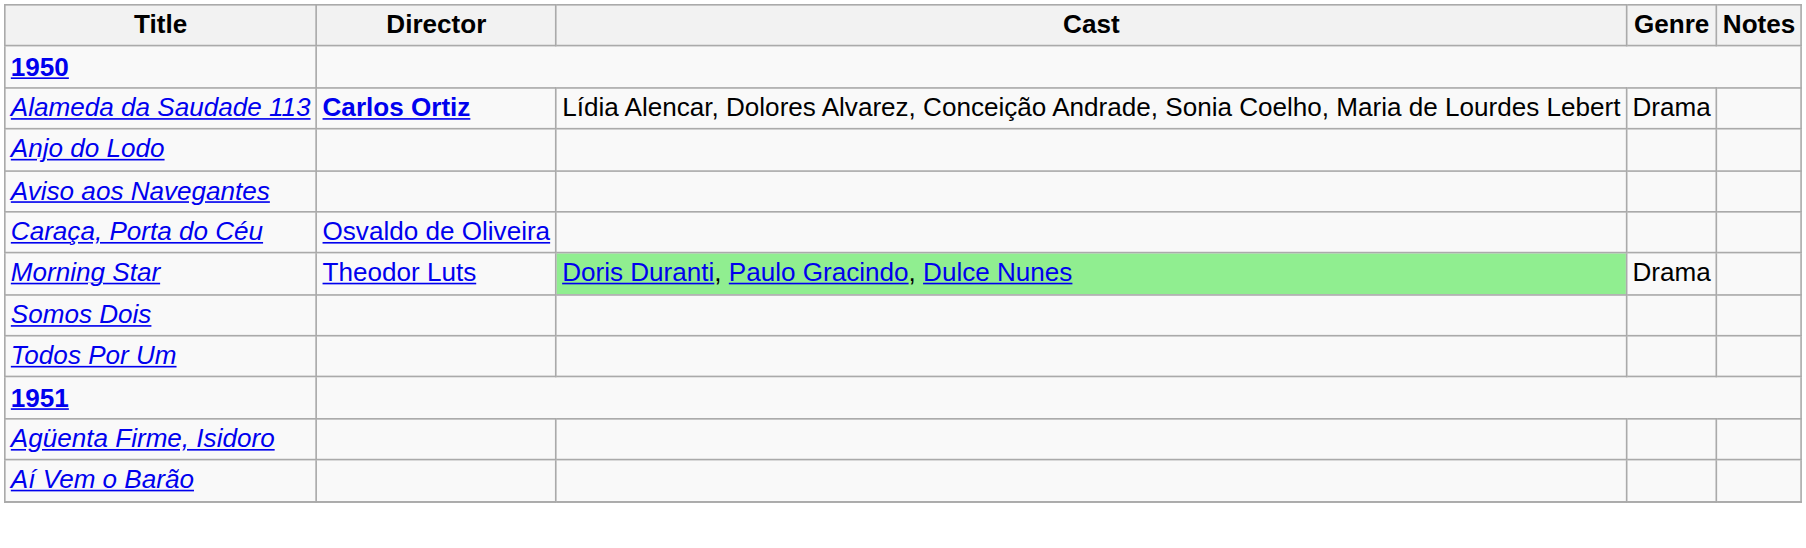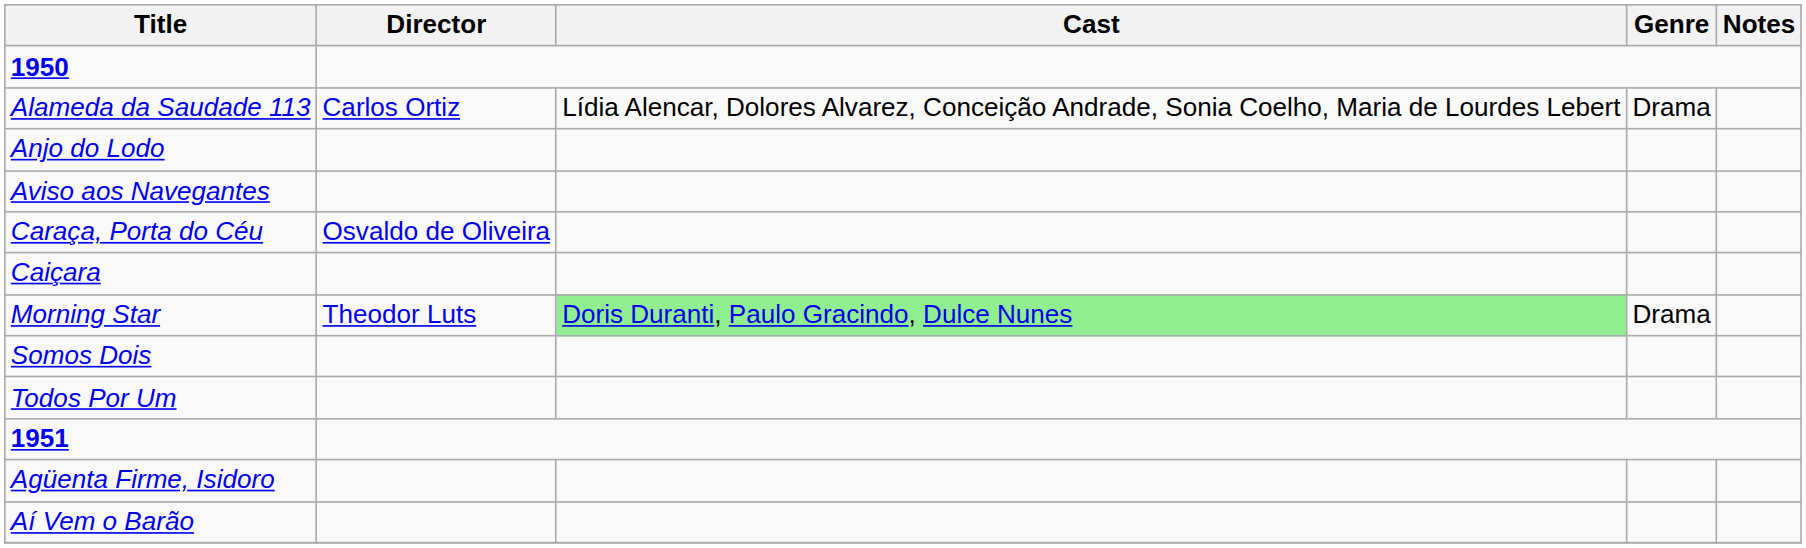(396, 107) bold -> (391, 107) normal
+ row: (56, 273)
